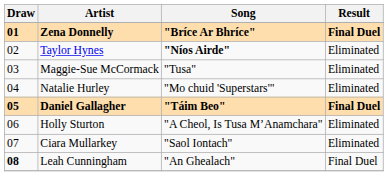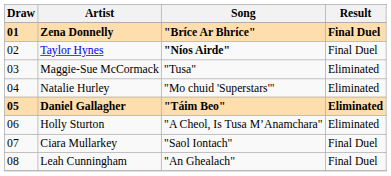(354, 50) Eliminated -> (353, 50) Final Duel
(354, 106) Final Duel -> (356, 106) Eliminated
(354, 143) Eliminated -> (353, 143) Final Duel
(13, 161) bold -> (13, 161) normal
